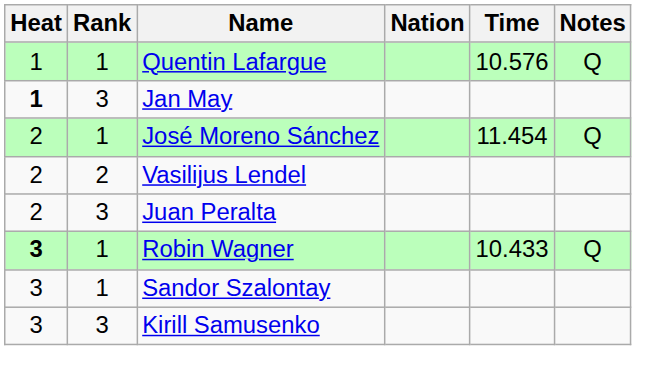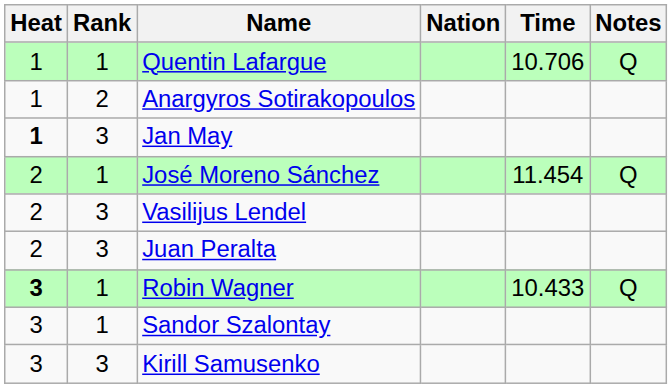(512, 61) 10.576 -> (548, 61) 10.706
+ row: (279, 99)
(102, 174) 2 -> (102, 212) 3
